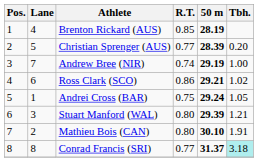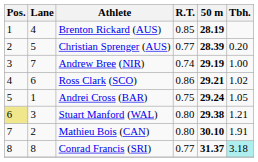(9, 115) no background -> (9, 115) khaki background
(212, 115) 29.39 -> (212, 115) 29.38
